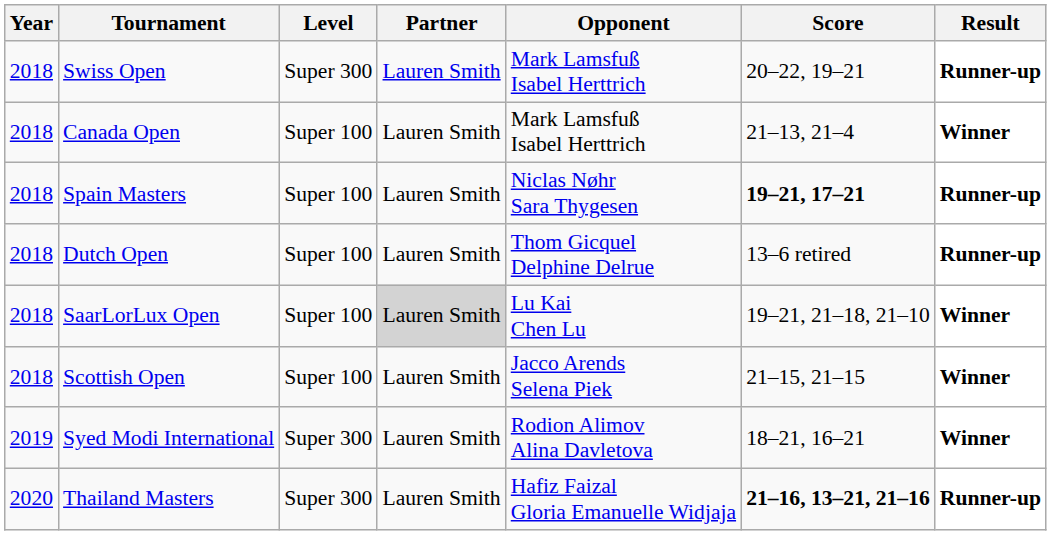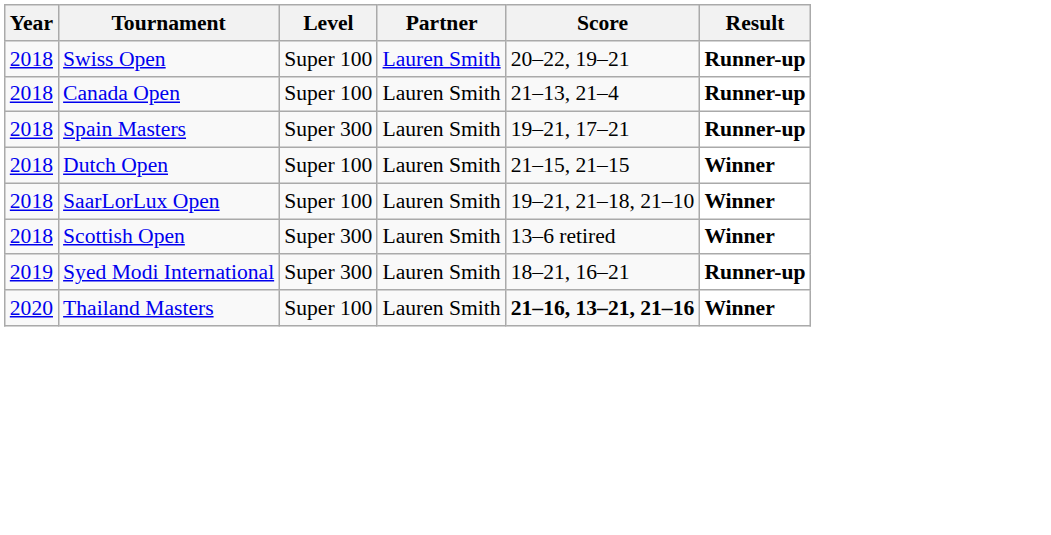- column: (623, 22)
(328, 71) Super 300 -> (328, 58) Super 100
(975, 132) Winner -> (755, 93) Runner-up
(328, 193) Super 100 -> (328, 129) Super 300
(806, 193) bold -> (570, 129) normal
(799, 254) 13–6 retired -> (570, 165) 21–15, 21–15
(990, 254) Runner-up -> (740, 165) Winner
(442, 315) lightgrey background -> (442, 200) no background
(328, 376) Super 100 -> (328, 236) Super 300
(806, 376) 21–15, 21–15 -> (563, 236) 13–6 retired
(975, 437) Winner -> (755, 272) Runner-up
(328, 498) Super 300 -> (328, 307) Super 100
(990, 498) Runner-up -> (740, 307) Winner
